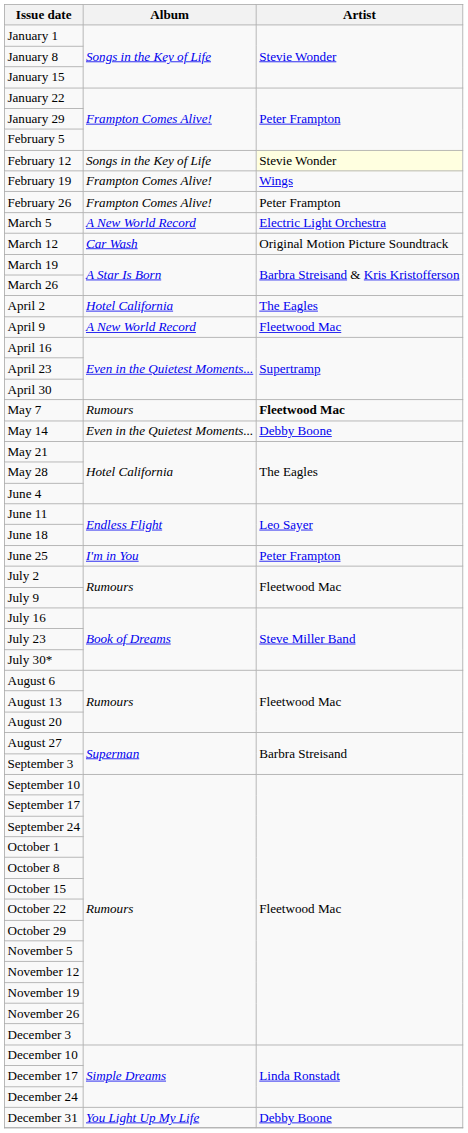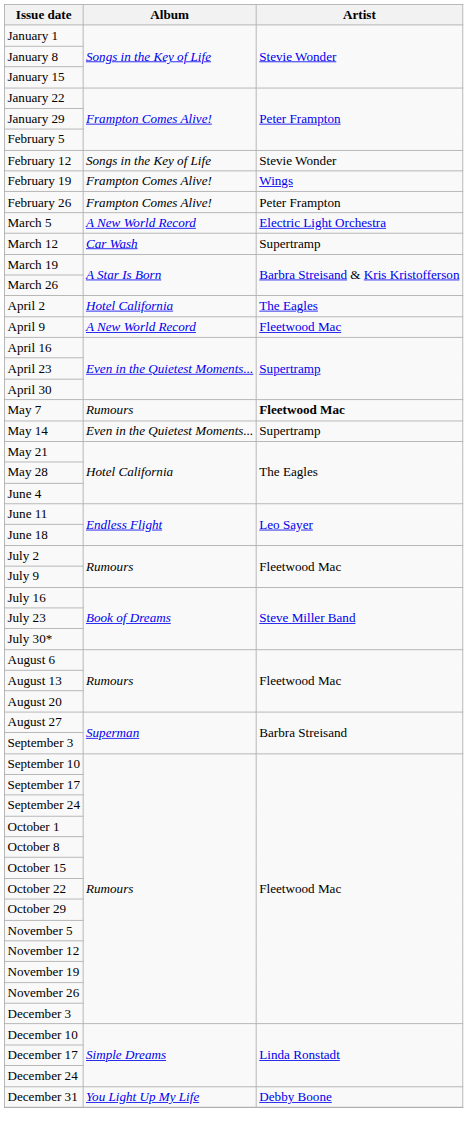(298, 160) lightyellow background -> (298, 160) no background
(354, 243) Original Motion Picture Soundtrack -> (290, 243) Supertramp
(296, 431) Debby Boone -> (290, 431) Supertramp
- row: (28, 555)
